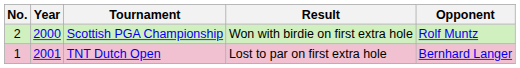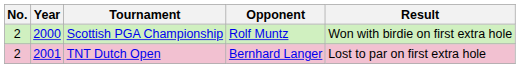columns swapped: (465, 14) <-> (321, 14)
(17, 54) 1 -> (17, 54) 2
